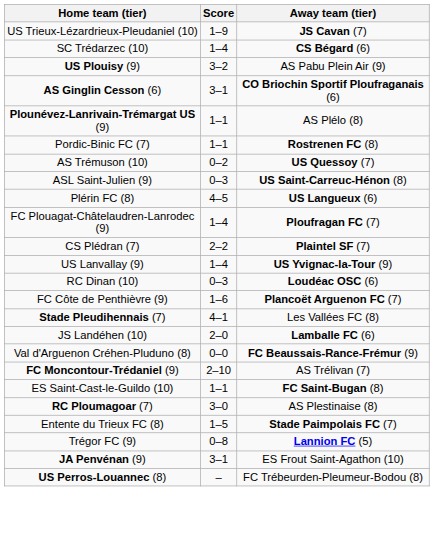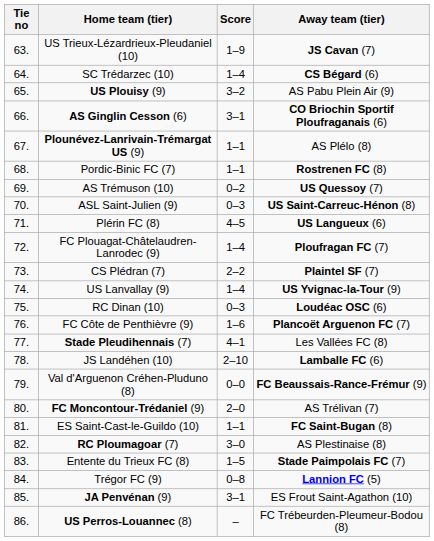+ column: (21, 19)
(219, 335) 2–0 -> (236, 360) 2–10
(219, 370) 2–10 -> (236, 408) 2–0
